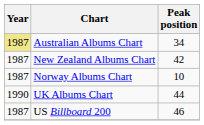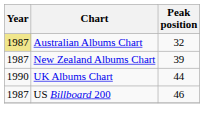(179, 42) 34 -> (179, 42) 32
(179, 59) 42 -> (179, 59) 39
- row: (83, 77)
